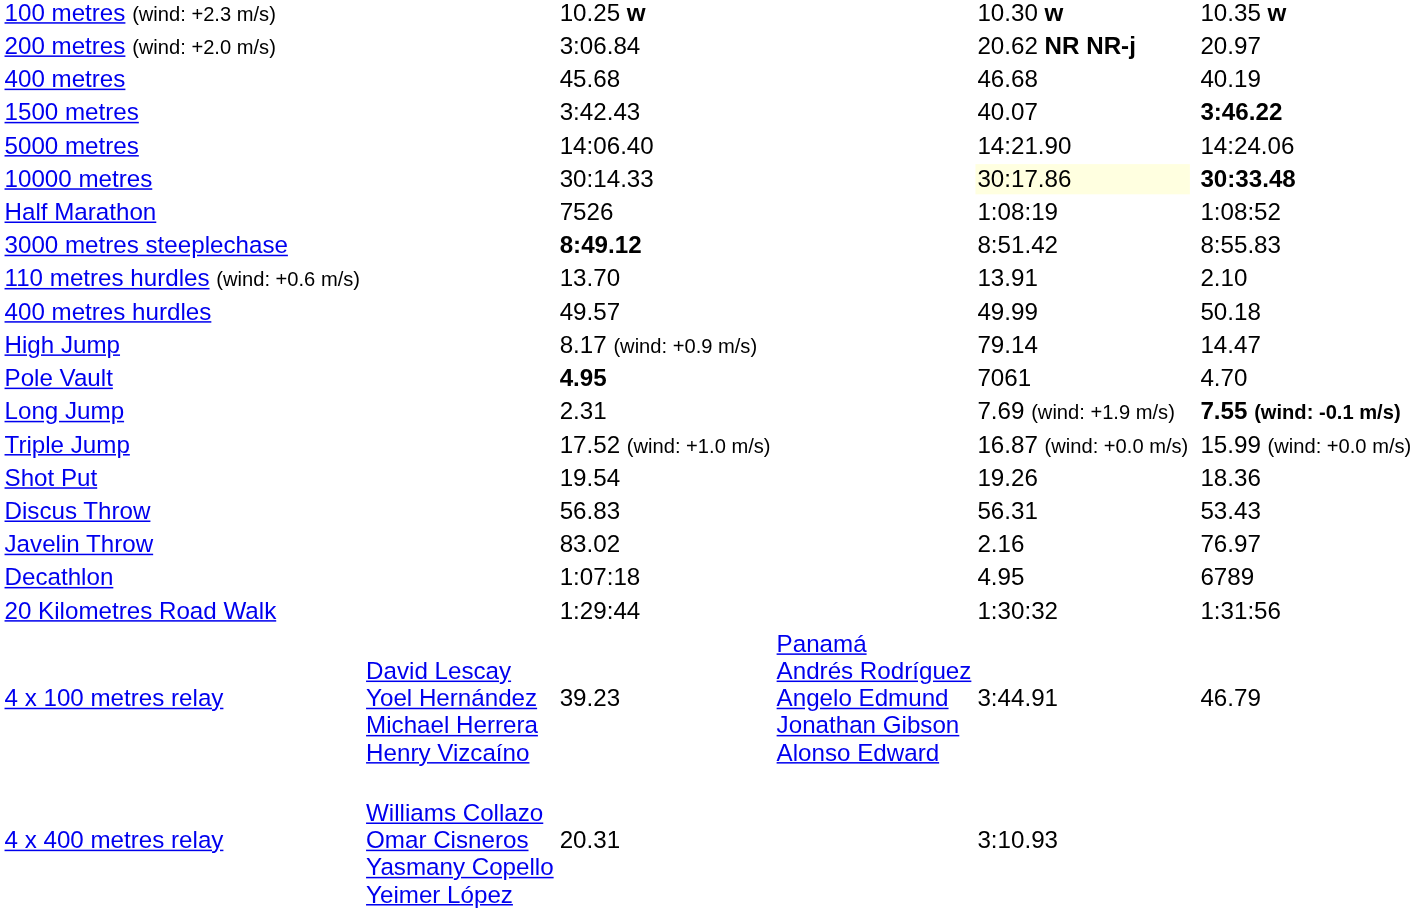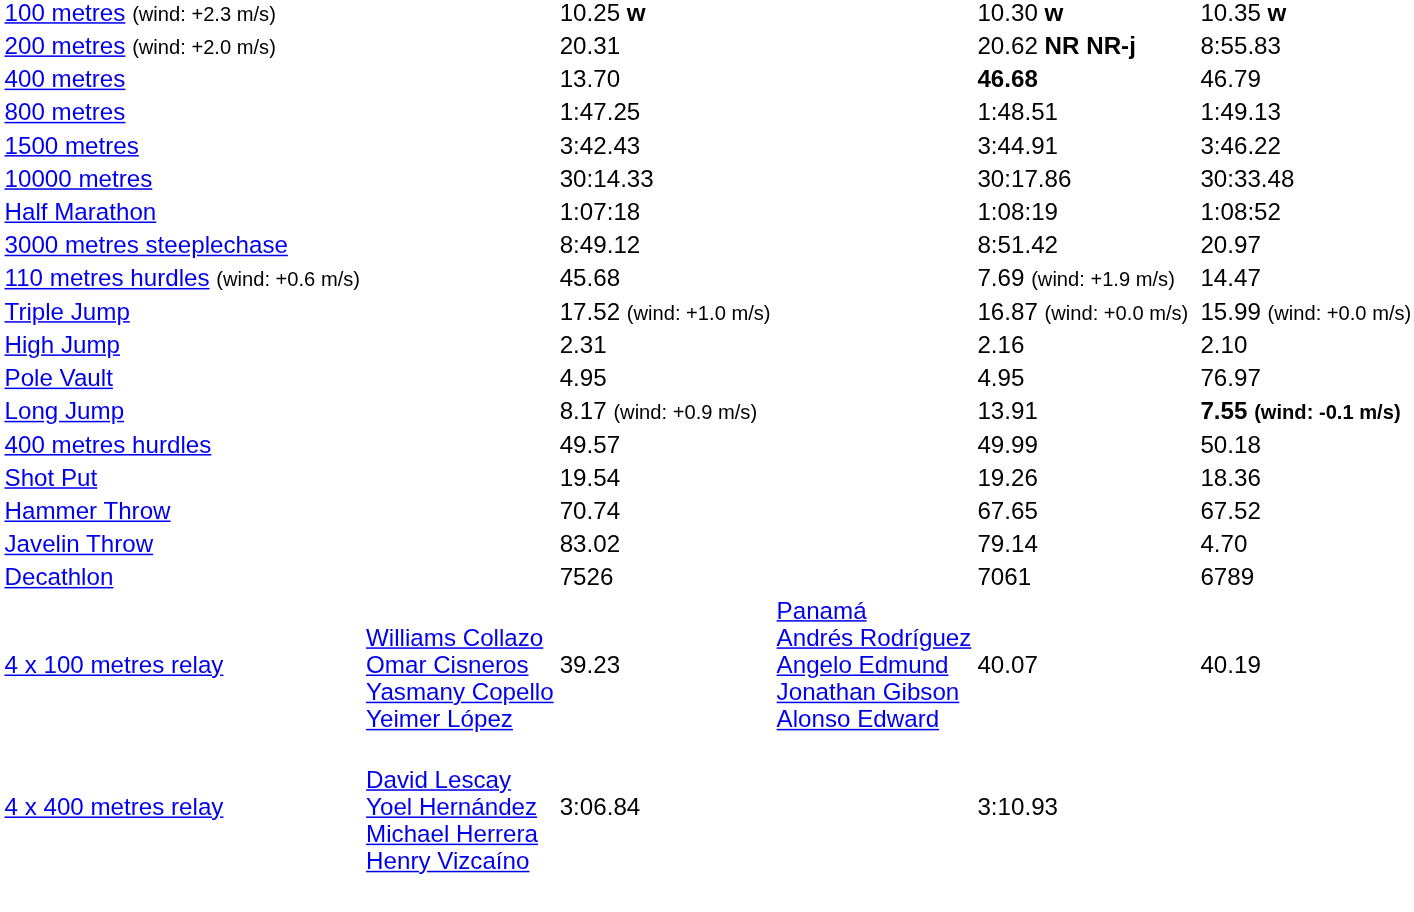(600, 46) 3:06.84 -> (590, 46) 20.31
(1231, 46) 20.97 -> (1241, 46) 8:55.83
(590, 79) 45.68 -> (590, 79) 13.70
(1008, 79) normal -> (1008, 79) bold
(1231, 79) 40.19 -> (1231, 79) 46.79
+ row: (65, 112)
(1008, 112) 40.07 -> (1018, 145) 3:44.91
(1241, 112) bold -> (1241, 145) normal
- row: (72, 145)
(1024, 178) lightyellow background -> (1024, 178) no background
(1248, 178) bold -> (1247, 178) normal
(587, 212) 7526 -> (600, 212) 1:07:18
(601, 245) bold -> (600, 245) normal
(1241, 245) 8:55.83 -> (1231, 245) 20.97
(590, 278) 13.70 -> (590, 278) 45.68
(1008, 278) 13.91 -> (1076, 278) 7.69 (wind: +1.9 m/s)
(1224, 278) 2.10 -> (1231, 278) 14.47
rows swapped: (108, 311) <-> (67, 444)
(658, 345) 8.17 (wind: +0.9 m/s) -> (583, 345) 2.31
(1008, 345) 79.14 -> (1001, 345) 2.16
(1231, 345) 14.47 -> (1224, 345) 2.10
(583, 378) bold -> (583, 378) normal
(1004, 378) 7061 -> (1001, 378) 4.95
(1224, 378) 4.70 -> (1231, 378) 76.97
(583, 411) 2.31 -> (658, 411) 8.17 (wind: +0.9 m/s)
(1076, 411) 7.69 (wind: +1.9 m/s) -> (1008, 411) 13.91
- row: (77, 511)
+ row: (88, 511)
(1001, 544) 2.16 -> (1008, 544) 79.14
(1231, 544) 76.97 -> (1224, 544) 4.70
(600, 577) 1:07:18 -> (587, 577) 7526
(1001, 577) 4.95 -> (1004, 577) 7061
- row: (140, 610)
(452, 711) David Lescay Yoel Hernández Michael Herrera Henry Vizcaíno -> (460, 678) Williams Collazo Omar Cisneros Yasmany Copello Yeimer López
(1018, 698) 3:44.91 -> (1008, 665) 40.07
(1231, 698) 46.79 -> (1231, 665) 40.19
(460, 853) Williams Collazo Omar Cisneros Yasmany Copello Yeimer López -> (452, 820) David Lescay Yoel Hernández Michael Herrera Henry Vizcaíno
(590, 840) 20.31 -> (600, 807) 3:06.84
